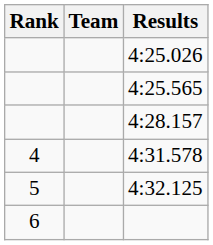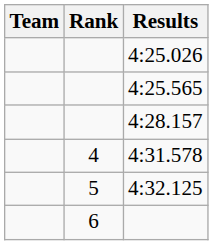columns swapped: (34, 21) <-> (93, 21)
